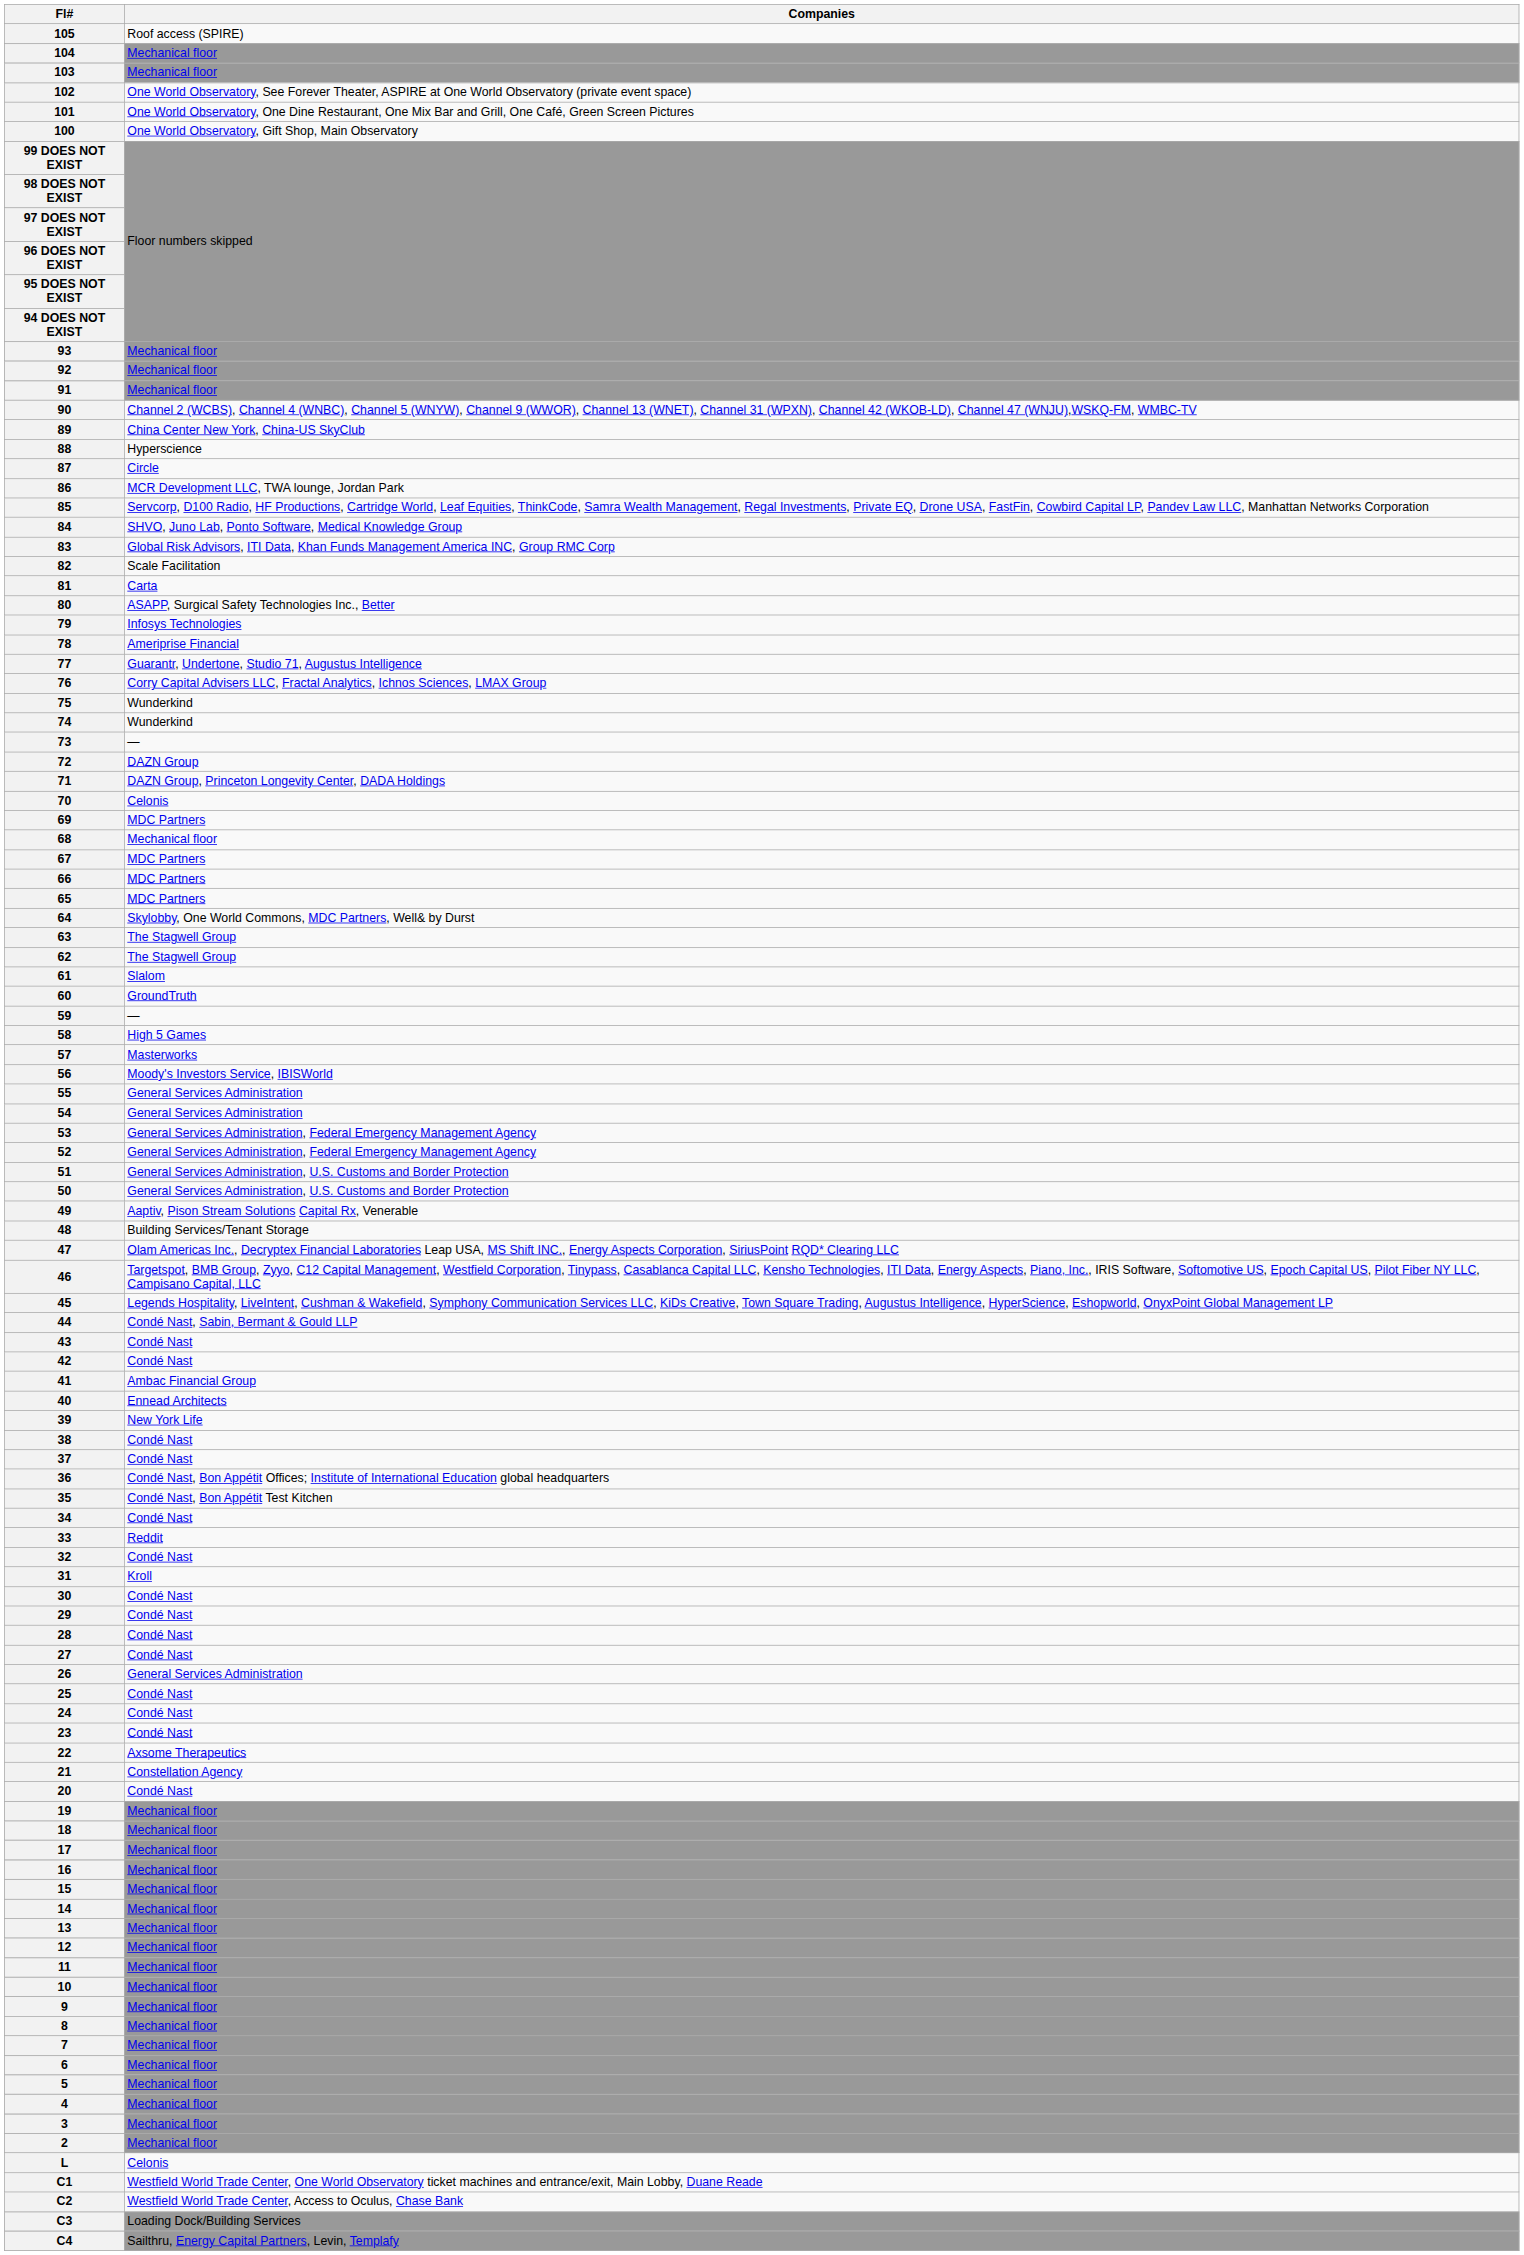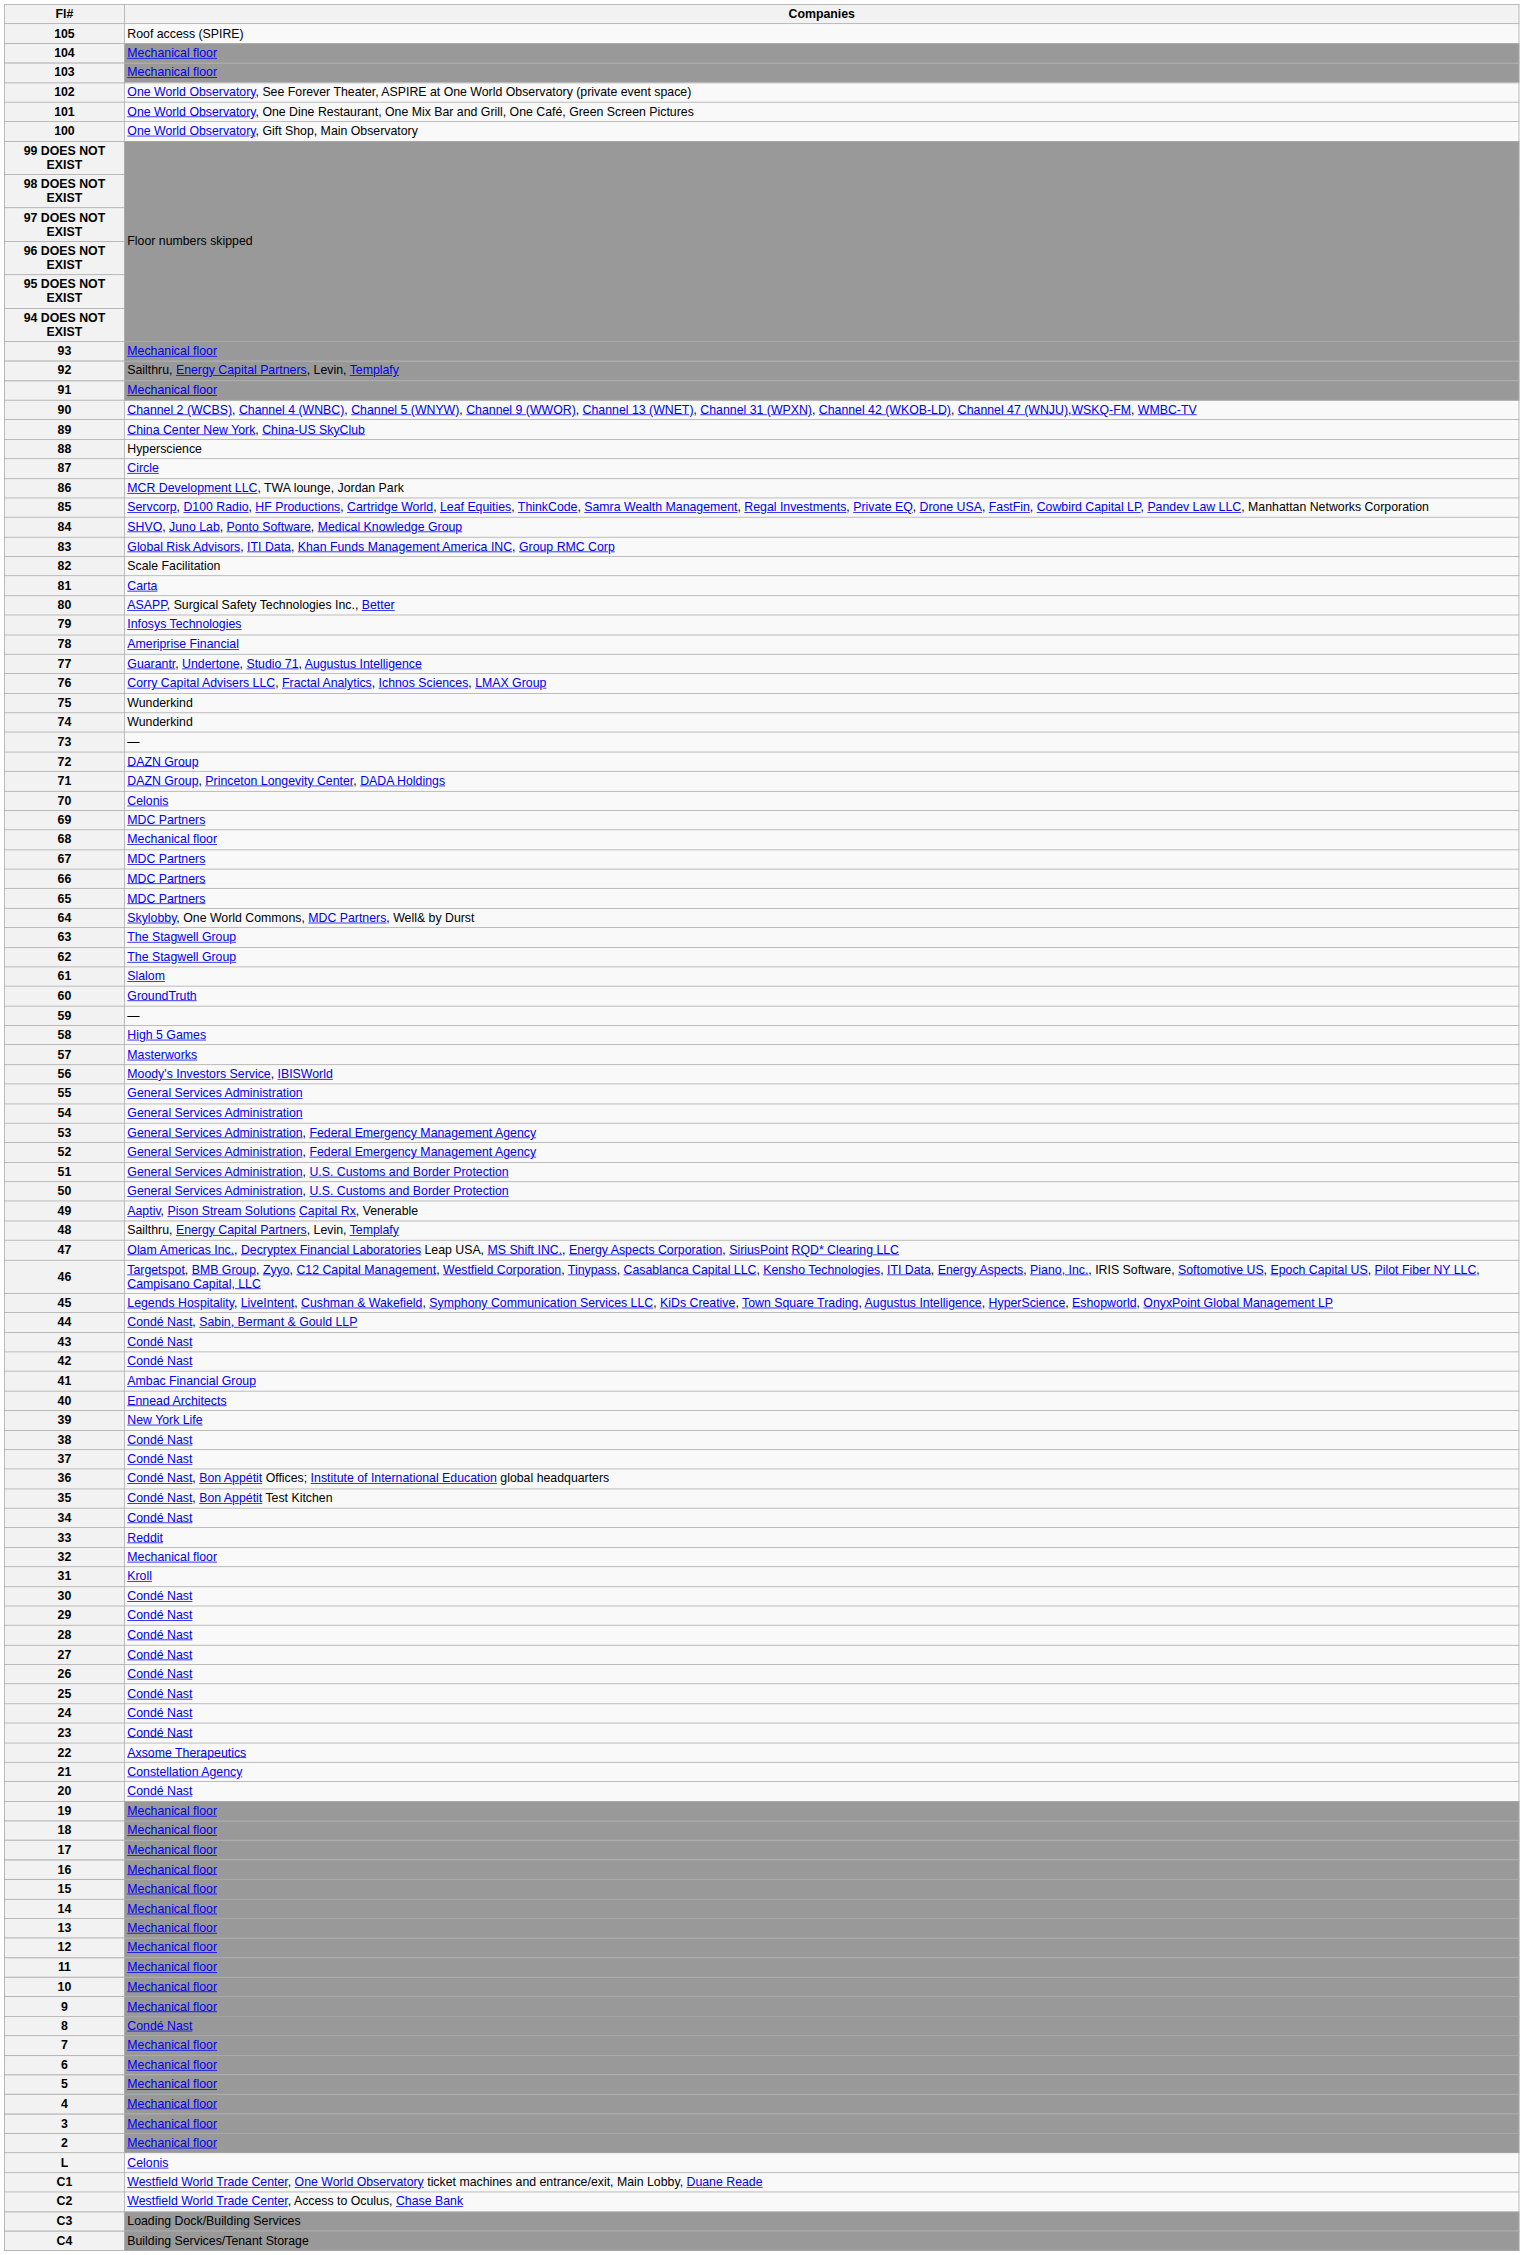(172, 370) Mechanical floor -> (263, 370) Sailthru, Energy Capital Partners, Levin, Templafy
(218, 1230) Building Services/Tenant Storage -> (263, 1230) Sailthru, Energy Capital Partners, Levin, Templafy
(160, 1557) Condé Nast -> (172, 1557) Mechanical floor
(215, 1674) General Services Administration -> (160, 1674) Condé Nast
(172, 2026) Mechanical floor -> (160, 2026) Condé Nast
(263, 2241) Sailthru, Energy Capital Partners, Levin, Templafy -> (218, 2241) Building Services/Tenant Storage
